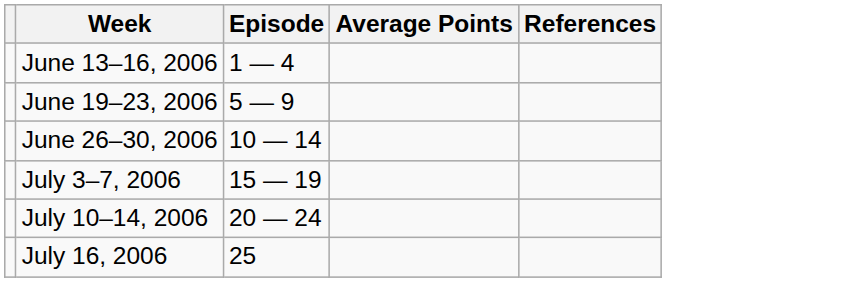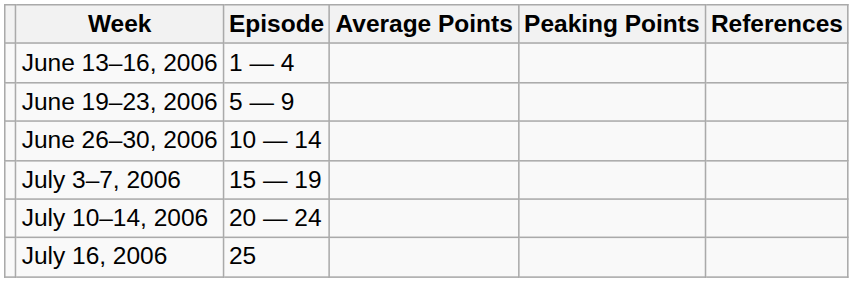+ column: (612, 23)
